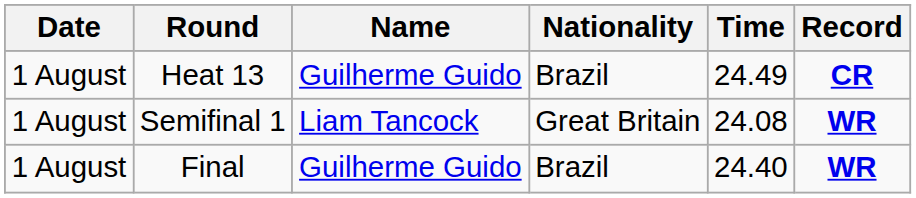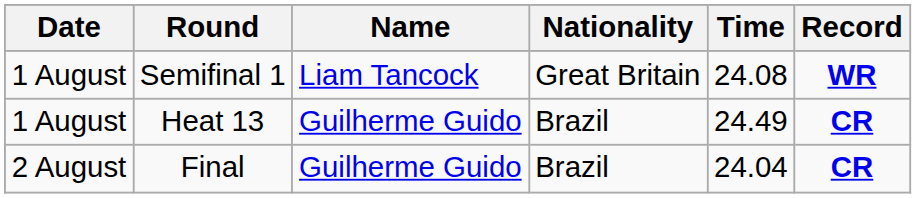rows swapped: (213, 74) <-> (213, 121)
(69, 167) 1 August -> (69, 167) 2 August
(751, 167) 24.40 -> (751, 167) 24.04
(852, 167) WR -> (852, 167) CR
